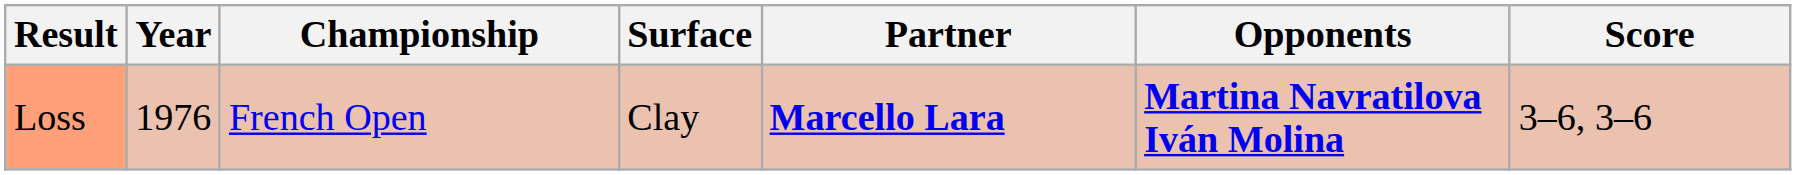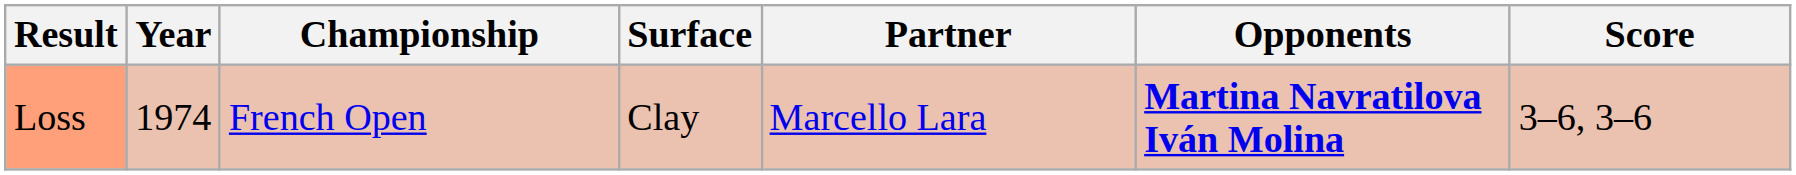(173, 116) 1976 -> (173, 116) 1974
(887, 116) bold -> (878, 116) normal
